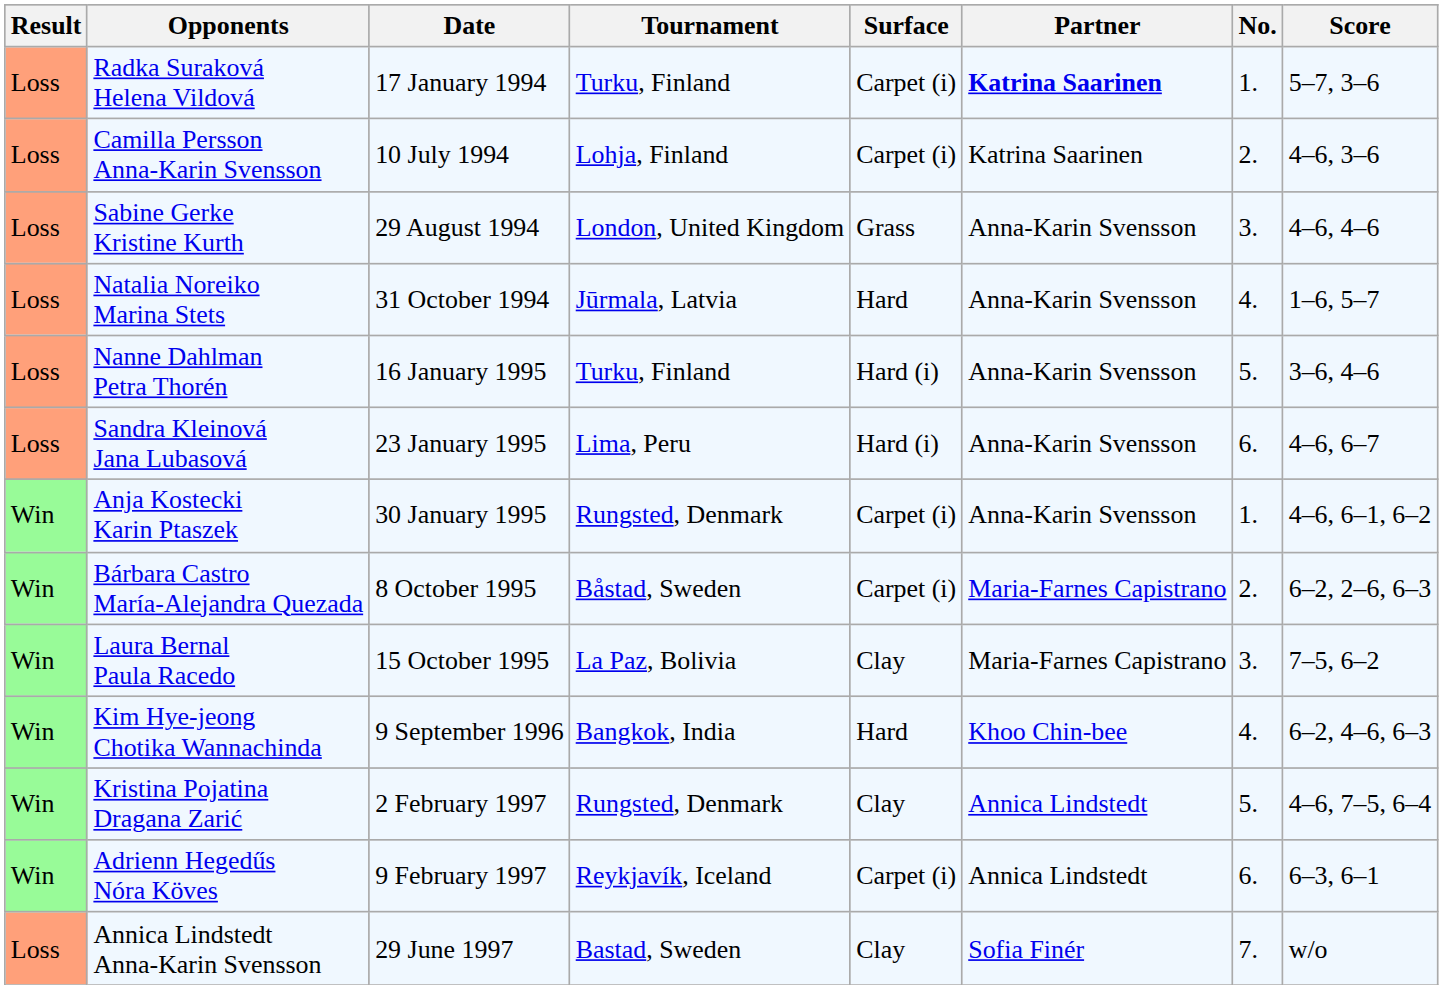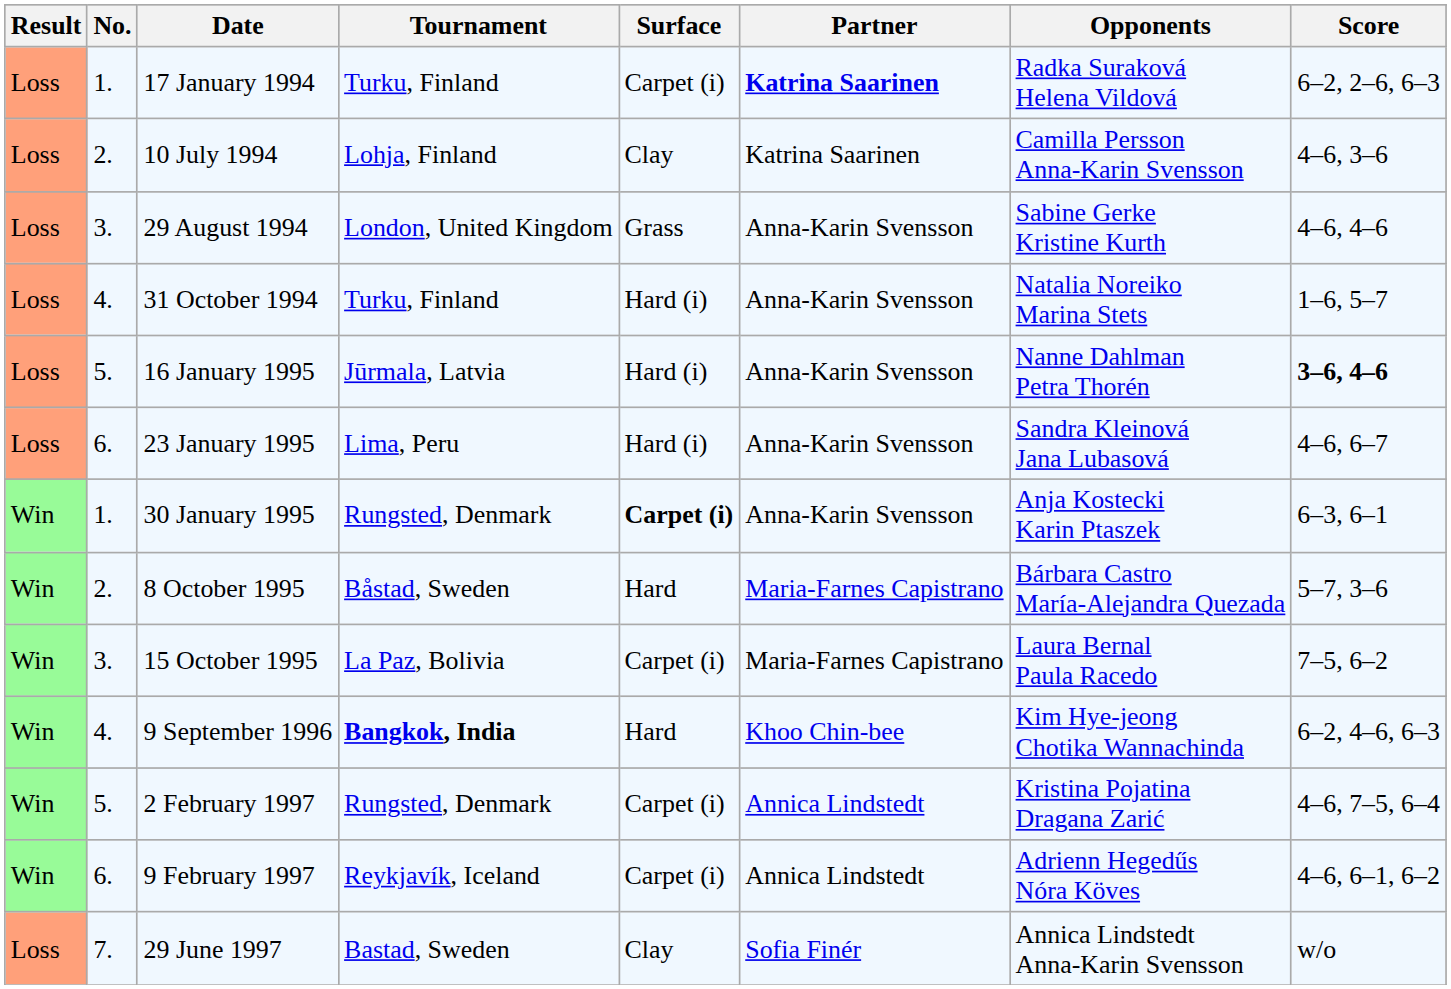columns swapped: (1258, 25) <-> (228, 25)
(1334, 82) 5–7, 3–6 -> (1369, 82) 6–2, 2–6, 6–3
(906, 154) Carpet (i) -> (649, 154) Clay
(656, 298) Jūrmala, Latvia -> (421, 298) Turku, Finland
(882, 298) Hard -> (666, 298) Hard (i)
(653, 370) Turku, Finland -> (425, 370) Jūrmala, Latvia
(1334, 370) normal -> (1343, 370) bold
(906, 514) normal -> (679, 514) bold
(1360, 514) 4–6, 6–1, 6–2 -> (1343, 514) 6–3, 6–1
(906, 587) Carpet (i) -> (650, 587) Hard
(1360, 587) 6–2, 2–6, 6–3 -> (1343, 587) 5–7, 3–6
(881, 659) Clay -> (675, 659) Carpet (i)
(656, 731) normal -> (430, 731) bold
(881, 803) Clay -> (675, 803) Carpet (i)
(1334, 875) 6–3, 6–1 -> (1369, 875) 4–6, 6–1, 6–2
